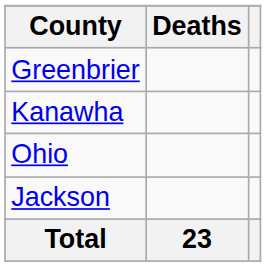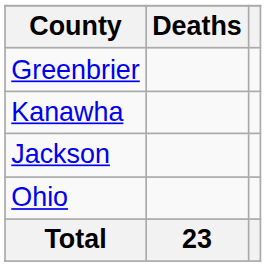rows swapped: (61, 197) <-> (40, 154)
